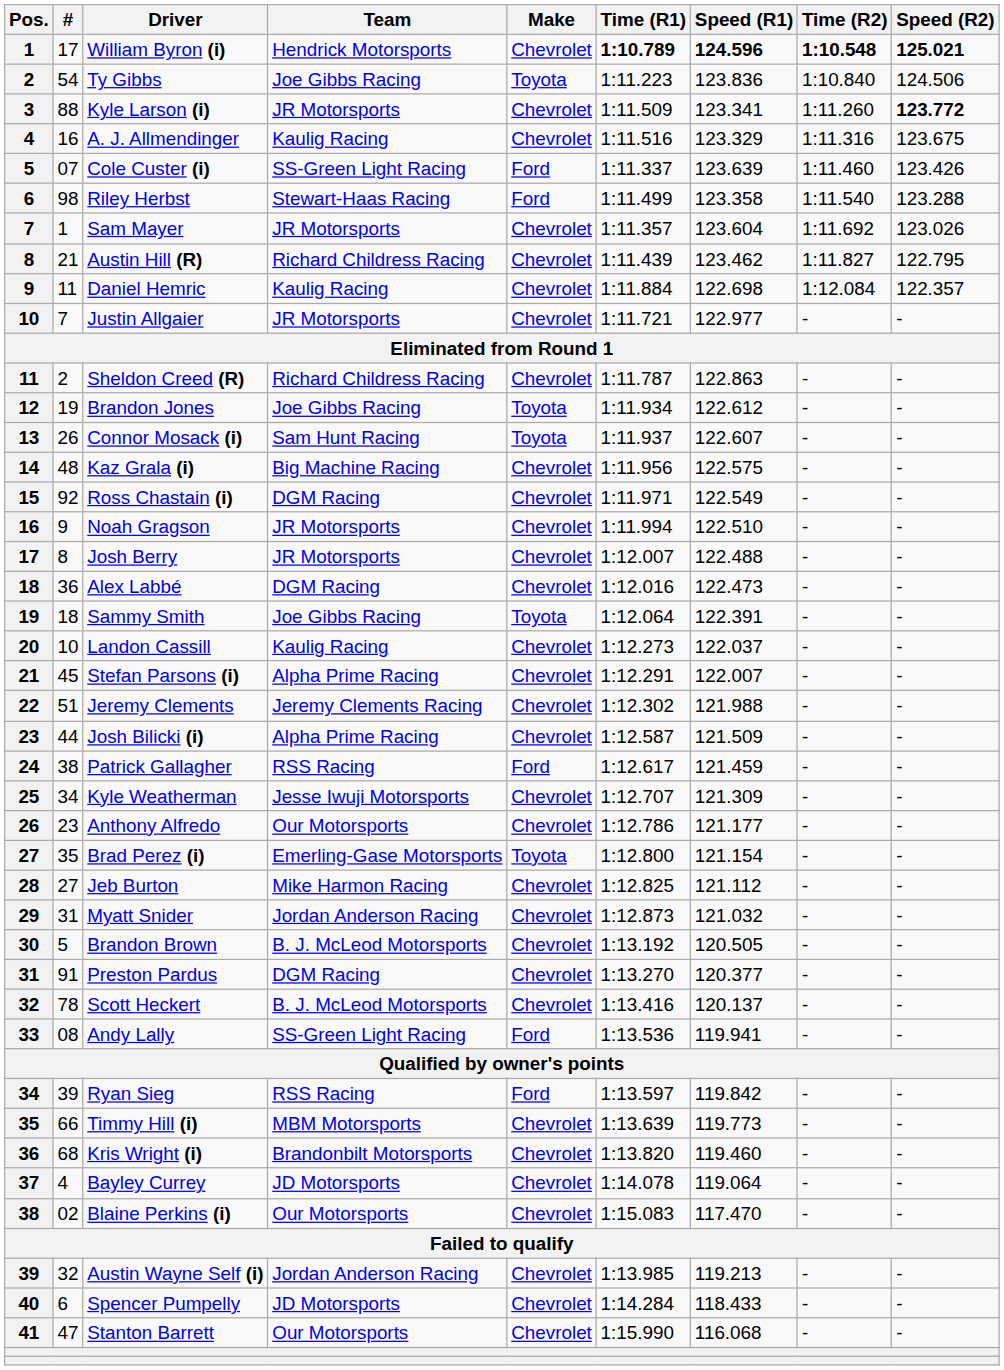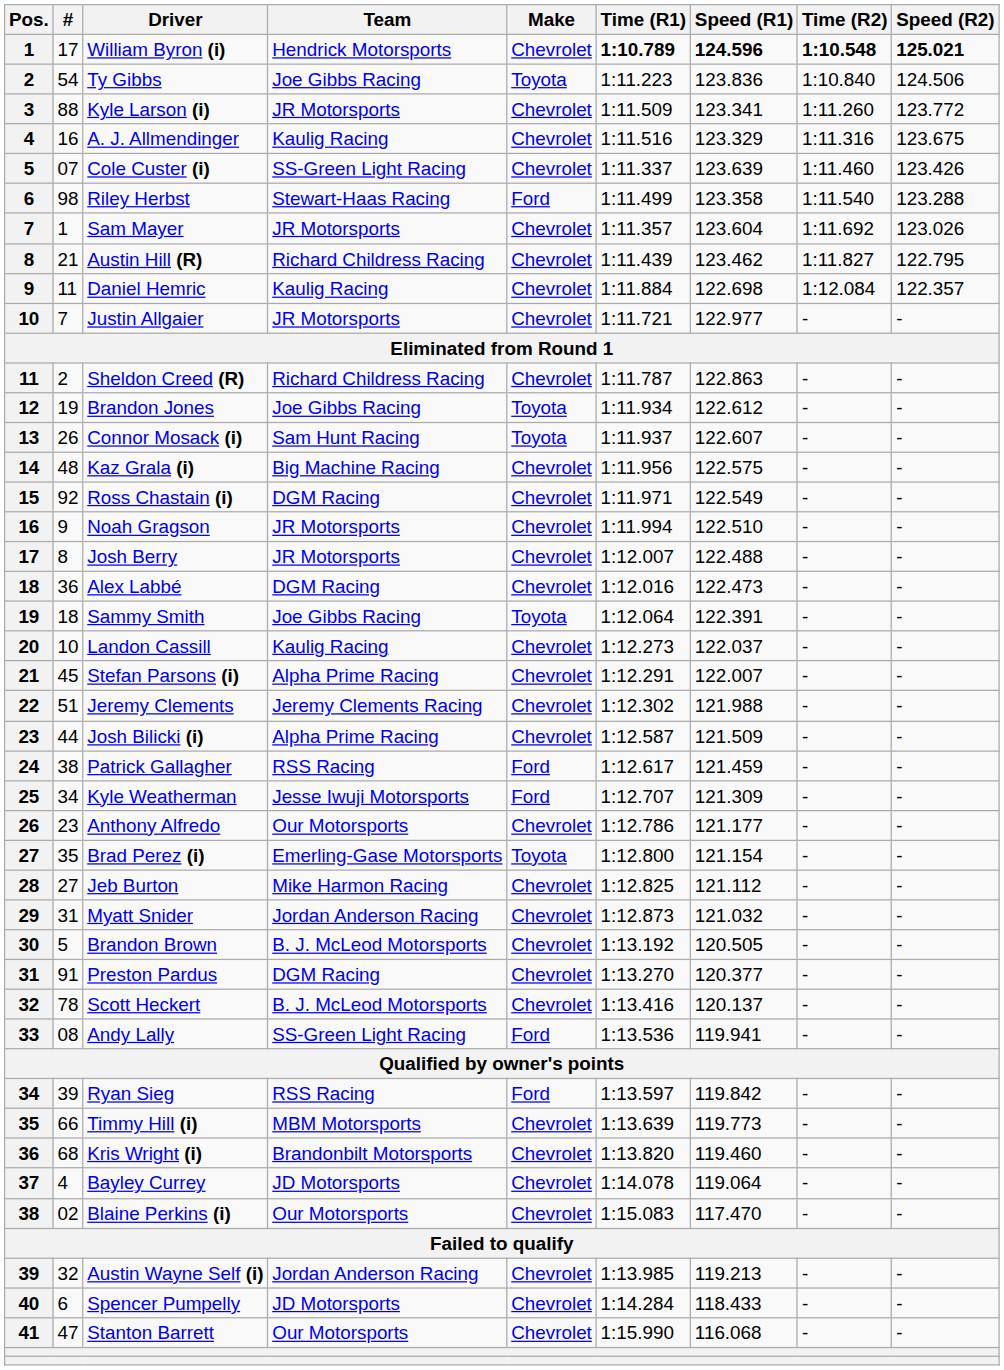(930, 109) bold -> (930, 109) normal
(531, 169) Ford -> (552, 169) Chevrolet
(552, 796) Chevrolet -> (531, 796) Ford
